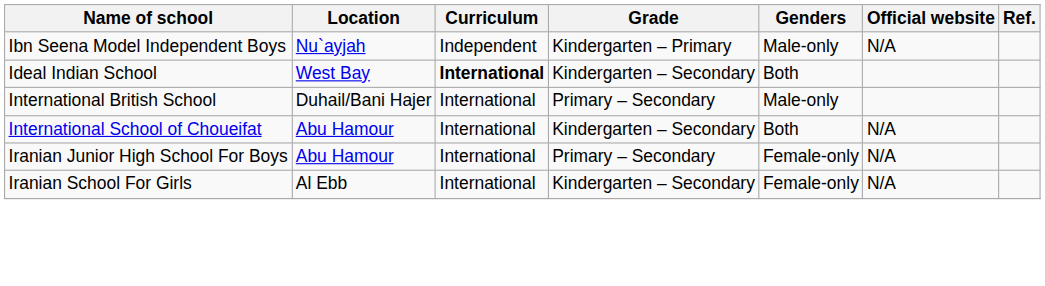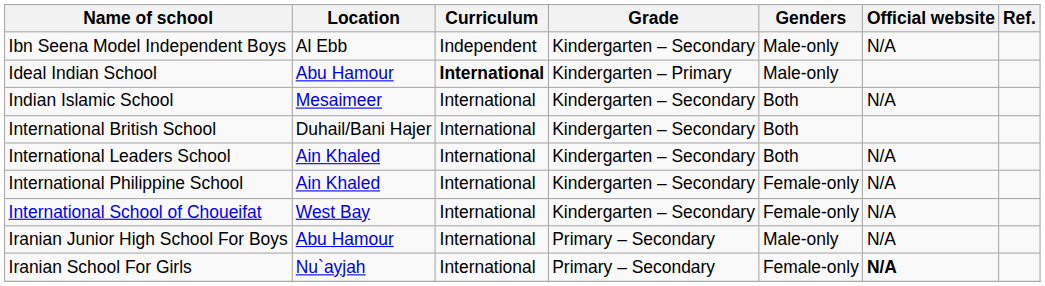(331, 45) Nu`ayjah -> (321, 45) Al Ebb
(642, 45) Kindergarten – Primary -> (654, 45) Kindergarten – Secondary
(333, 73) West Bay -> (345, 73) Abu Hamour
(654, 73) Kindergarten – Secondary -> (642, 73) Kindergarten – Primary
(781, 73) Both -> (801, 73) Male-only
+ row: (91, 101)
(634, 101) Primary – Secondary -> (654, 128) Kindergarten – Secondary
(801, 101) Male-only -> (781, 128) Both
+ row: (120, 156)
+ row: (126, 184)
(345, 128) Abu Hamour -> (333, 211) West Bay
(781, 128) Both -> (811, 211) Female-only
(811, 156) Female-only -> (801, 239) Male-only
(321, 184) Al Ebb -> (331, 267) Nu`ayjah
(654, 184) Kindergarten – Secondary -> (634, 267) Primary – Secondary
(881, 184) normal -> (882, 267) bold
